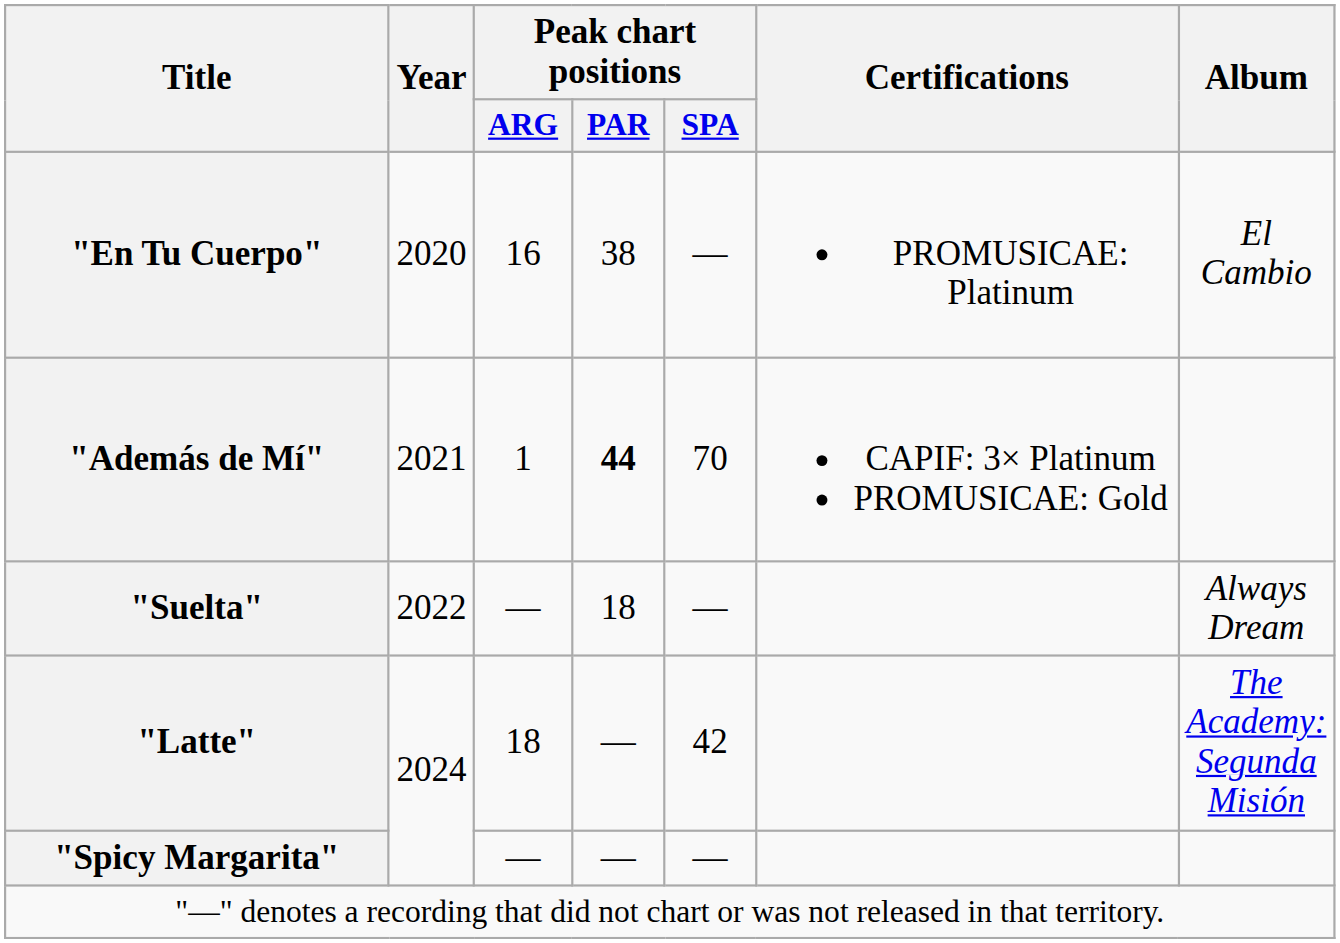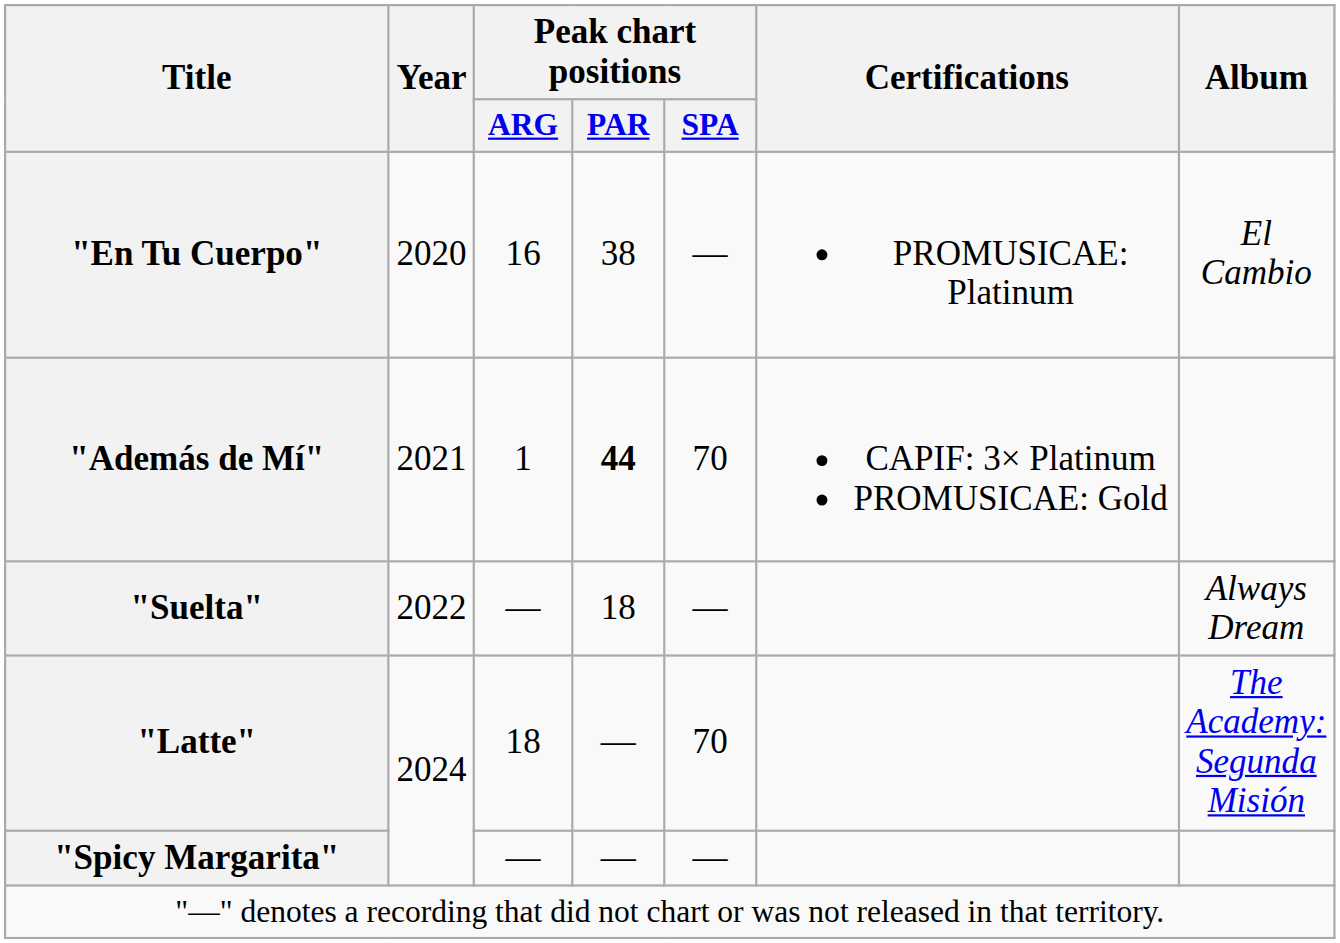(710, 742) 42 -> (710, 742) 70
